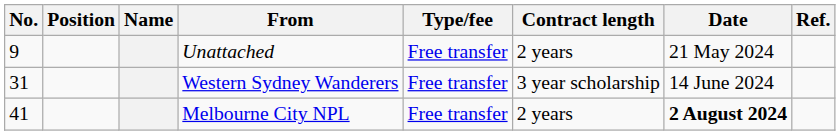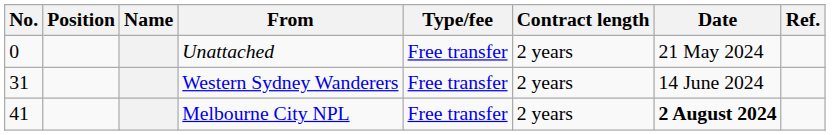(14, 51) 9 -> (14, 51) 0
(588, 82) 3 year scholarship -> (545, 82) 2 years
